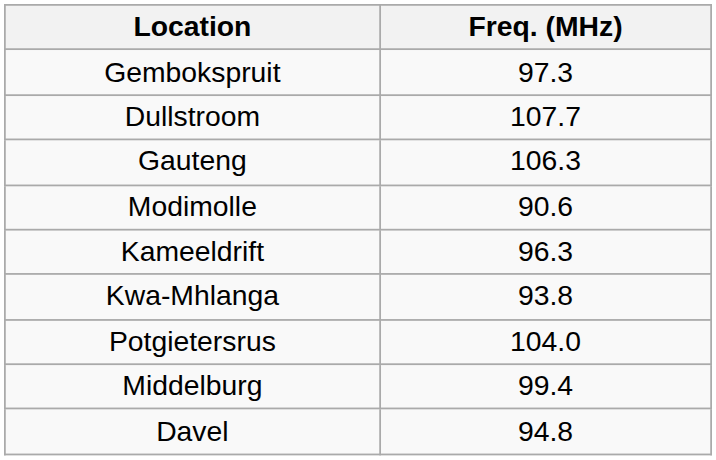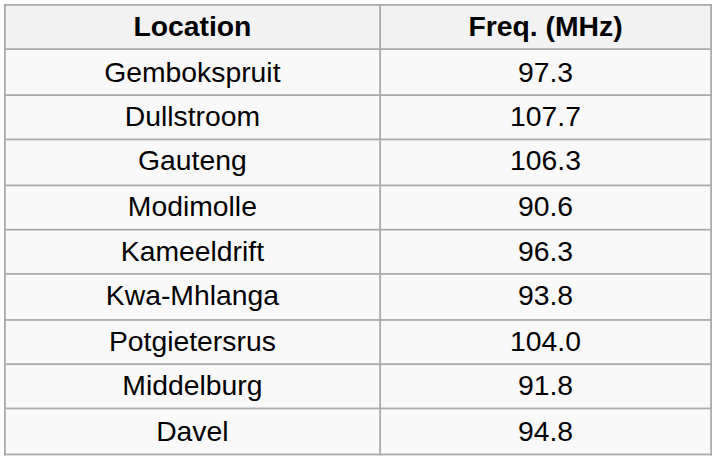(545, 386) 99.4 -> (545, 386) 91.8
